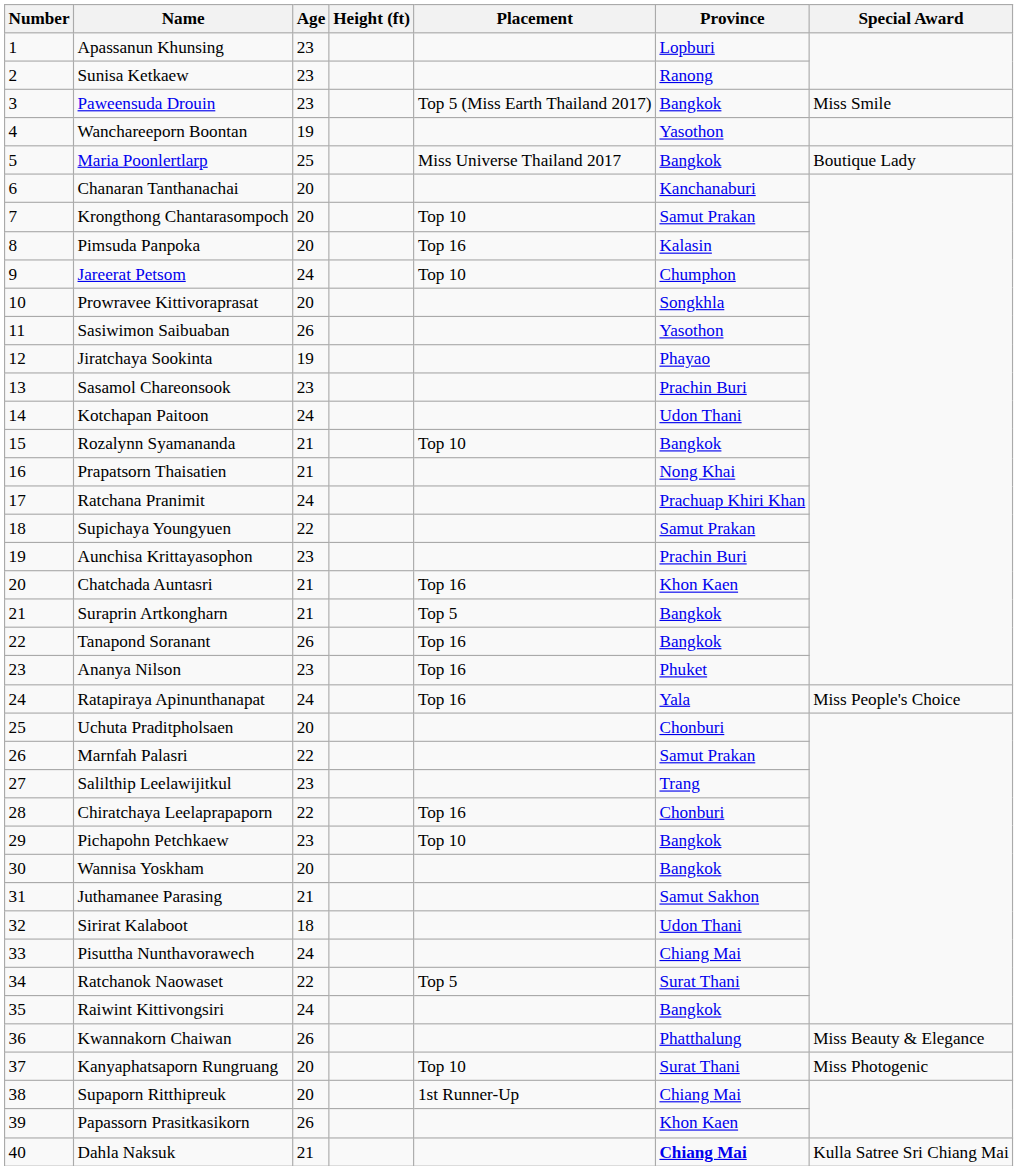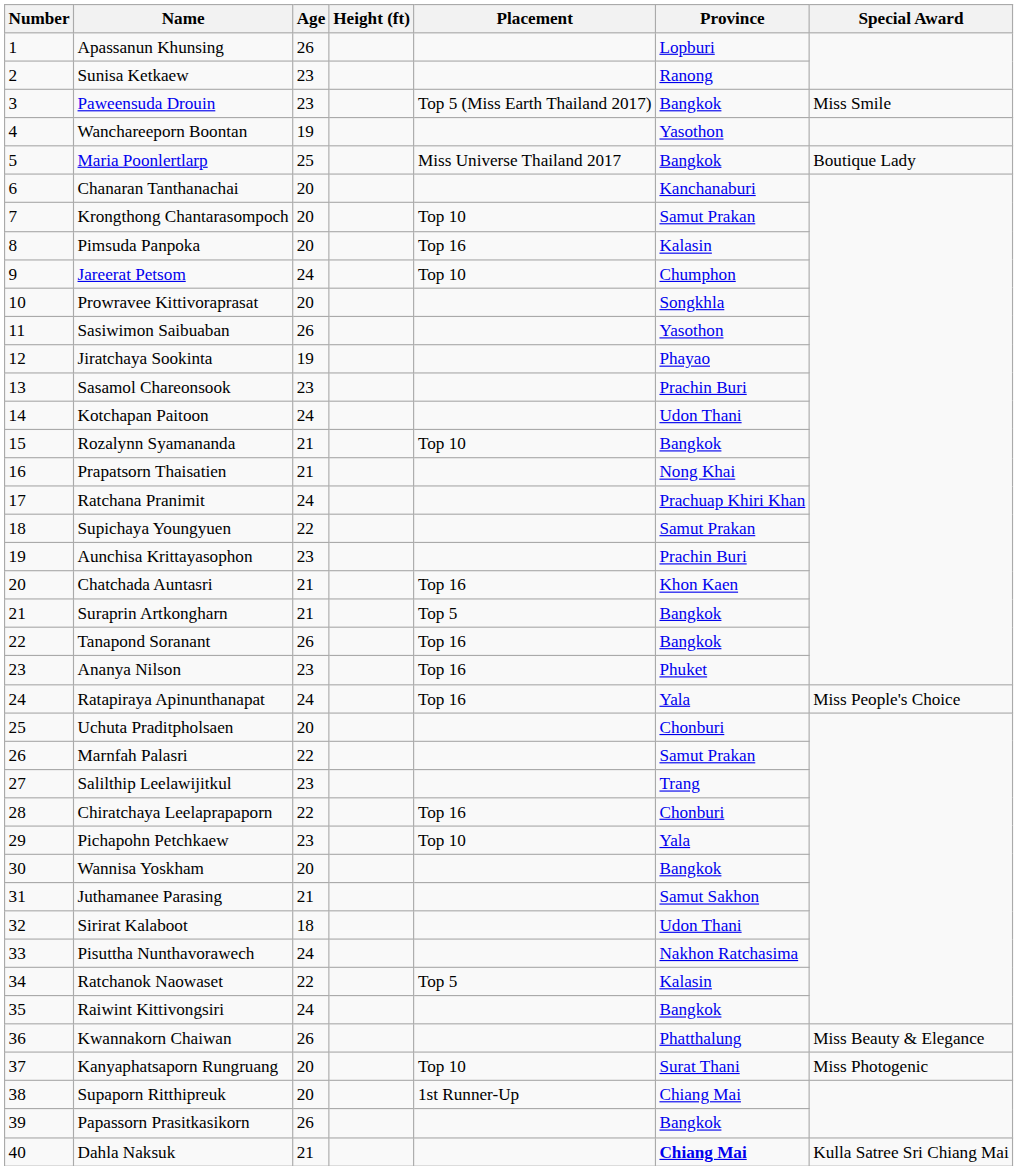(305, 47) 23 -> (305, 47) 26
(690, 840) Bangkok -> (675, 840) Yala
(700, 953) Chiang Mai -> (729, 953) Nakhon Ratchasima
(700, 981) Surat Thani -> (686, 981) Kalasin
(699, 1123) Khon Kaen -> (690, 1123) Bangkok
